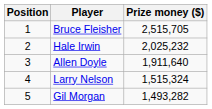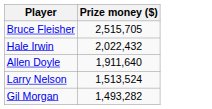- column: (28, 12)
(165, 46) 2,025,232 -> (119, 46) 2,022,432
(165, 79) 1,515,324 -> (119, 79) 1,513,524
